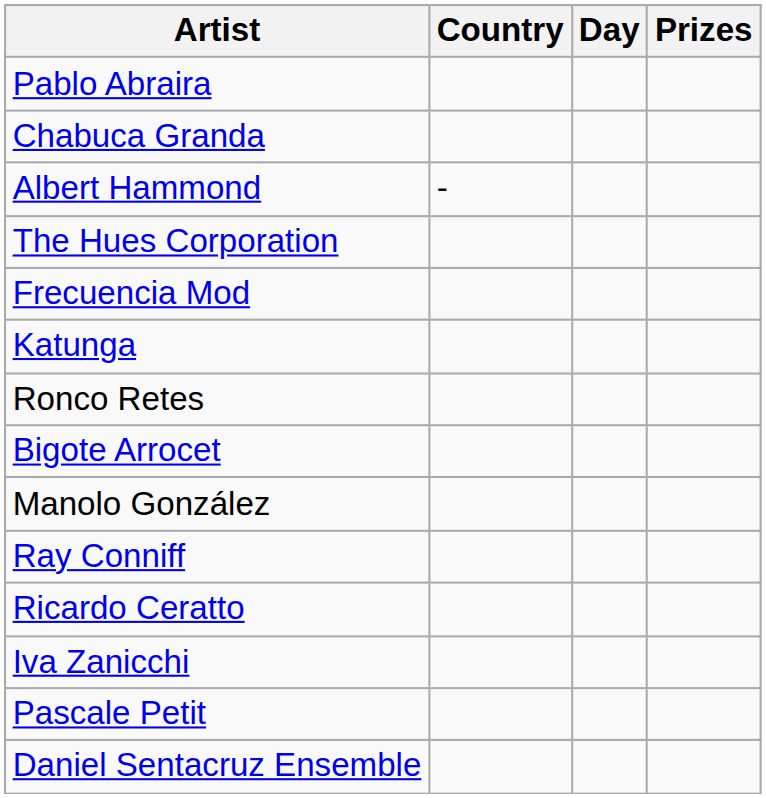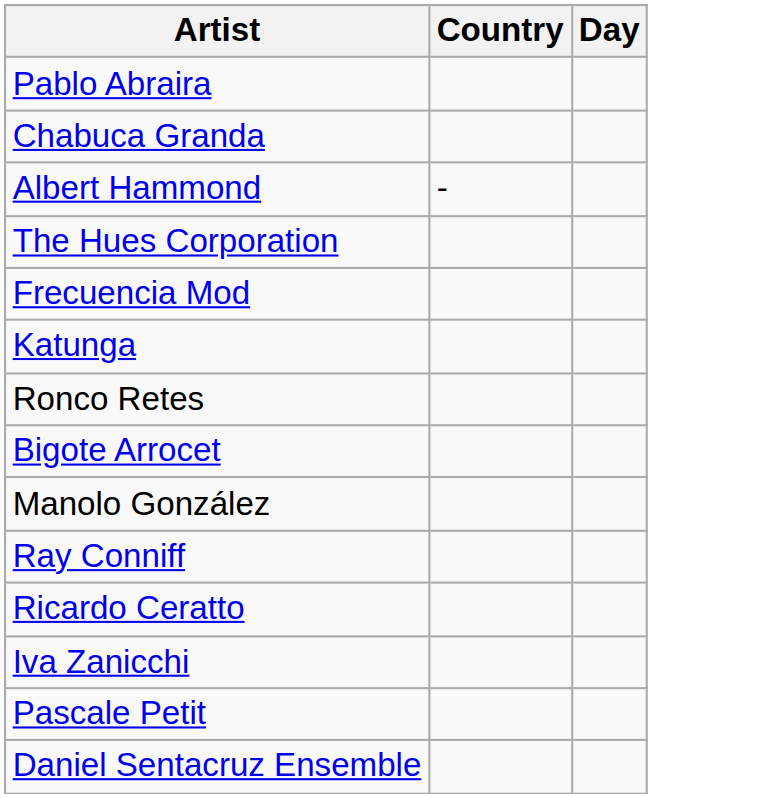- column: (704, 30)
